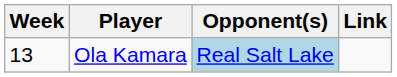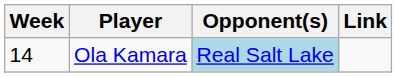(21, 54) 13 -> (21, 54) 14
